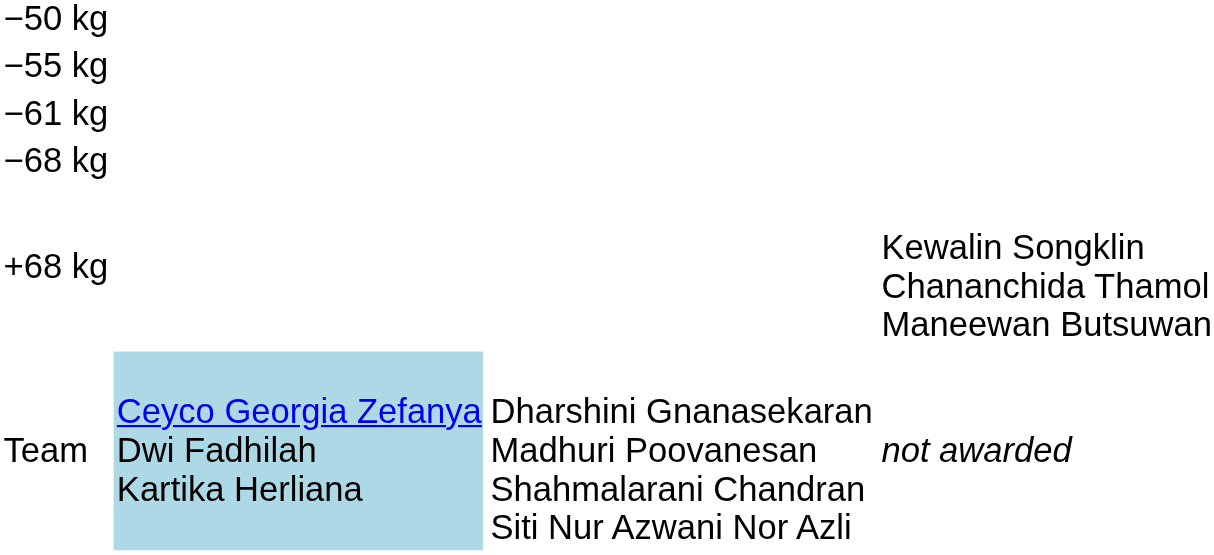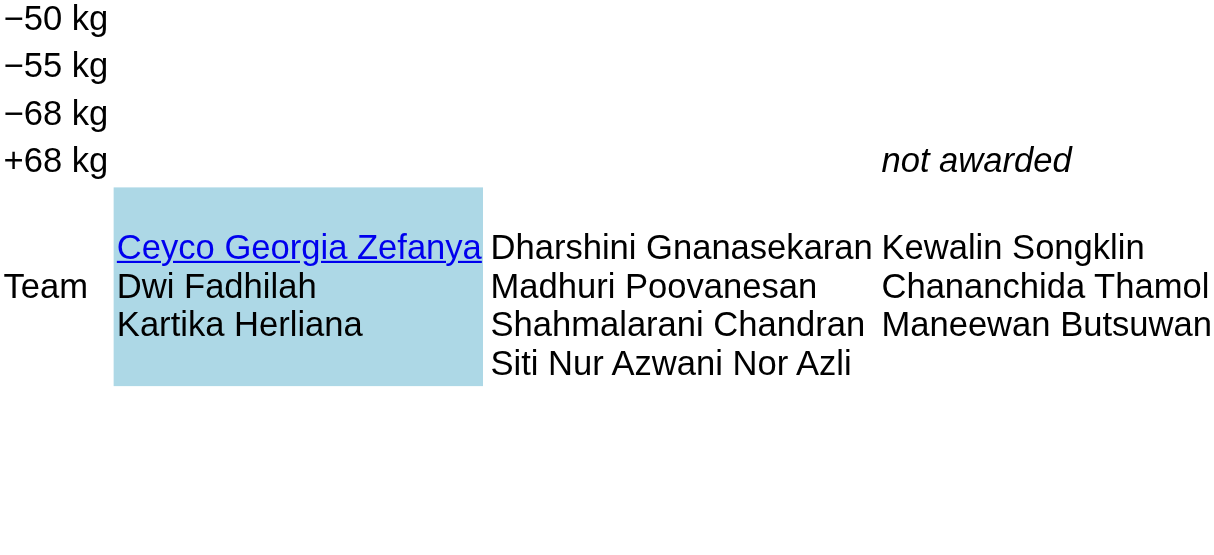- row: (56, 113)
(1047, 286) Kewalin Songklin Chananchida Thamol Maneewan Butsuwan -> (977, 160) not awarded
(977, 450) not awarded -> (1047, 286) Kewalin Songklin Chananchida Thamol Maneewan Butsuwan
